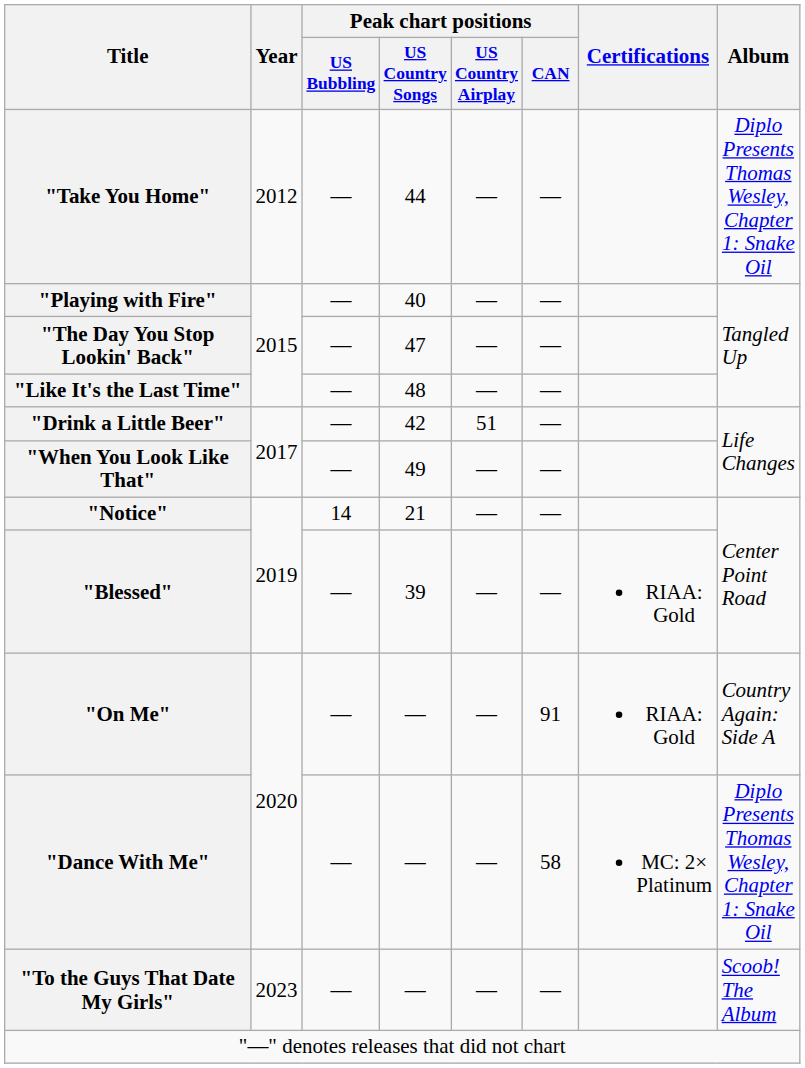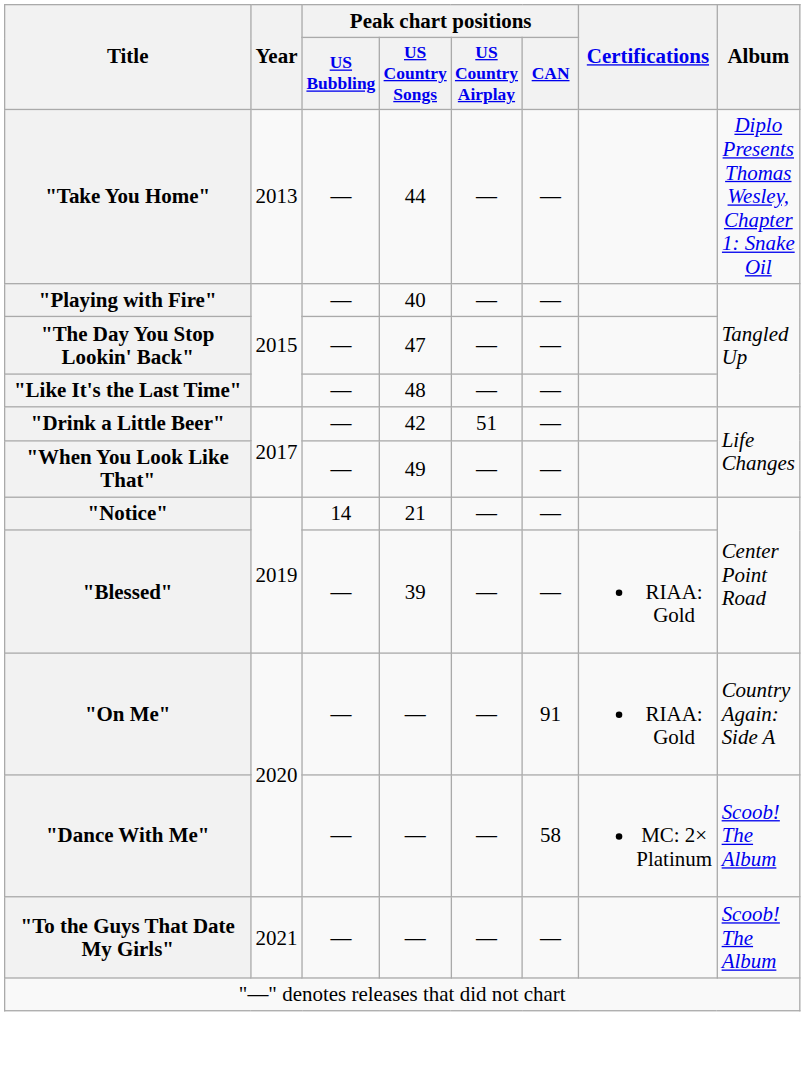(277, 196) 2012 -> (277, 196) 2013
(758, 862) Diplo Presents Thomas Wesley, Chapter 1: Snake Oil -> (751, 836) Scoob! The Album
(277, 989) 2023 -> (277, 937) 2021
